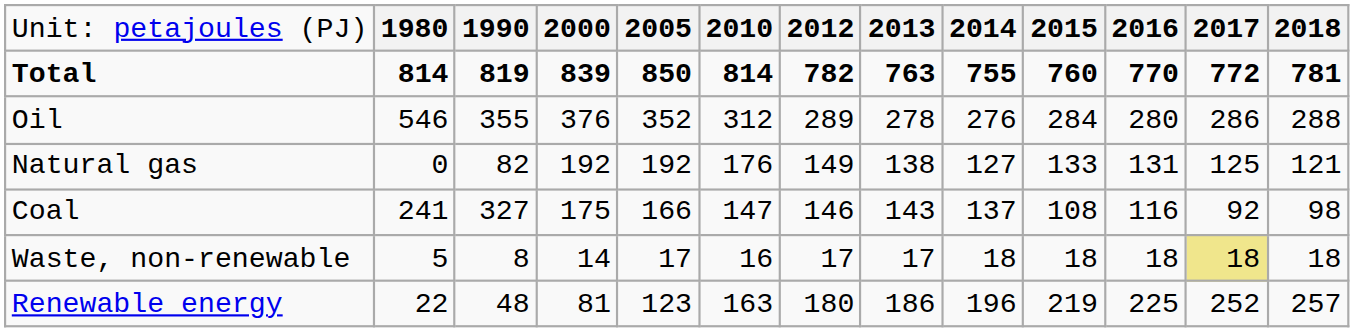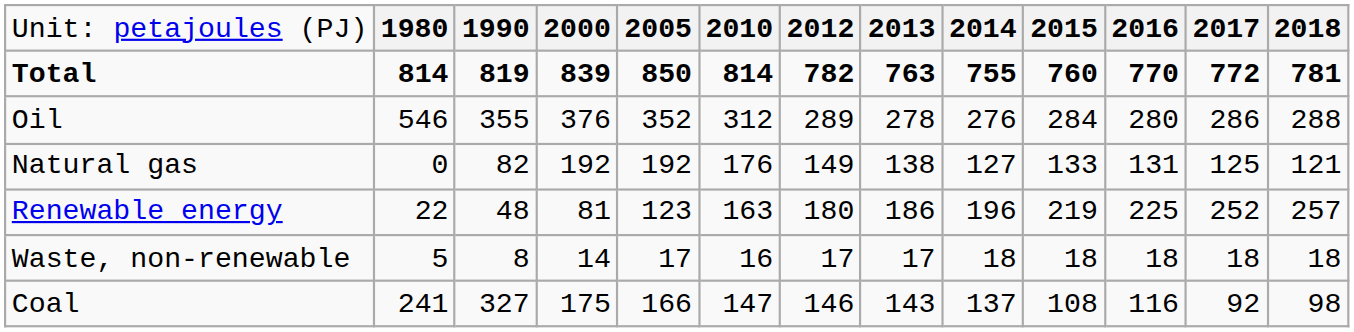rows swapped: (46, 212) <-> (147, 304)
(1243, 258) khaki background -> (1243, 258) no background
